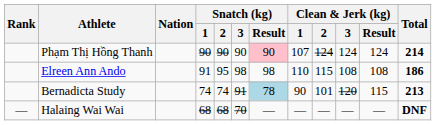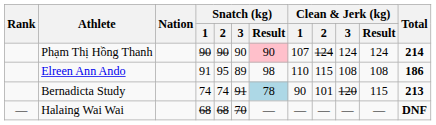(240, 71) 98 -> (240, 71) 89
